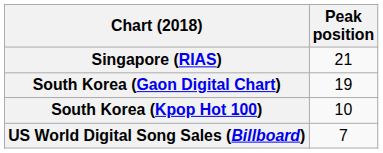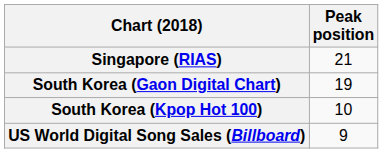(343, 135) 7 -> (343, 135) 9
